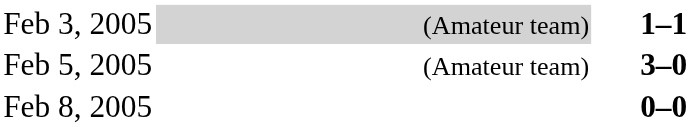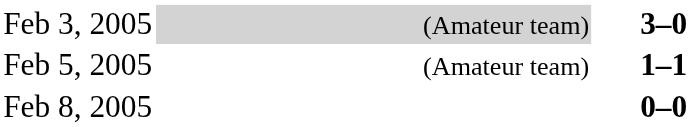(664, 23) 1–1 -> (664, 23) 3–0
(664, 65) 3–0 -> (664, 65) 1–1
